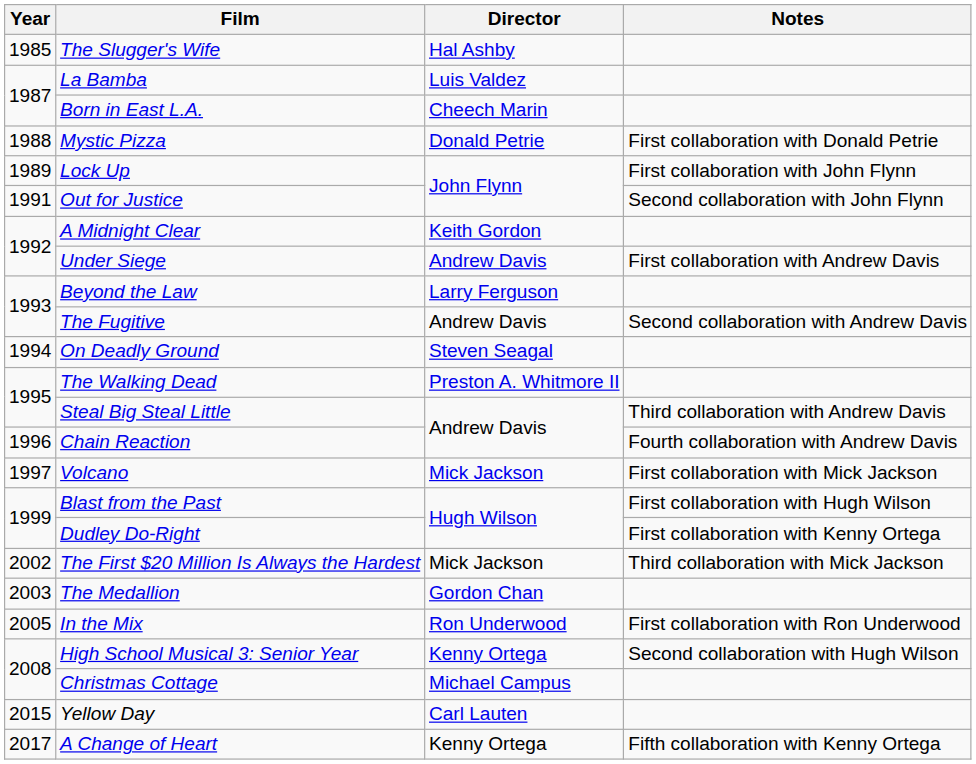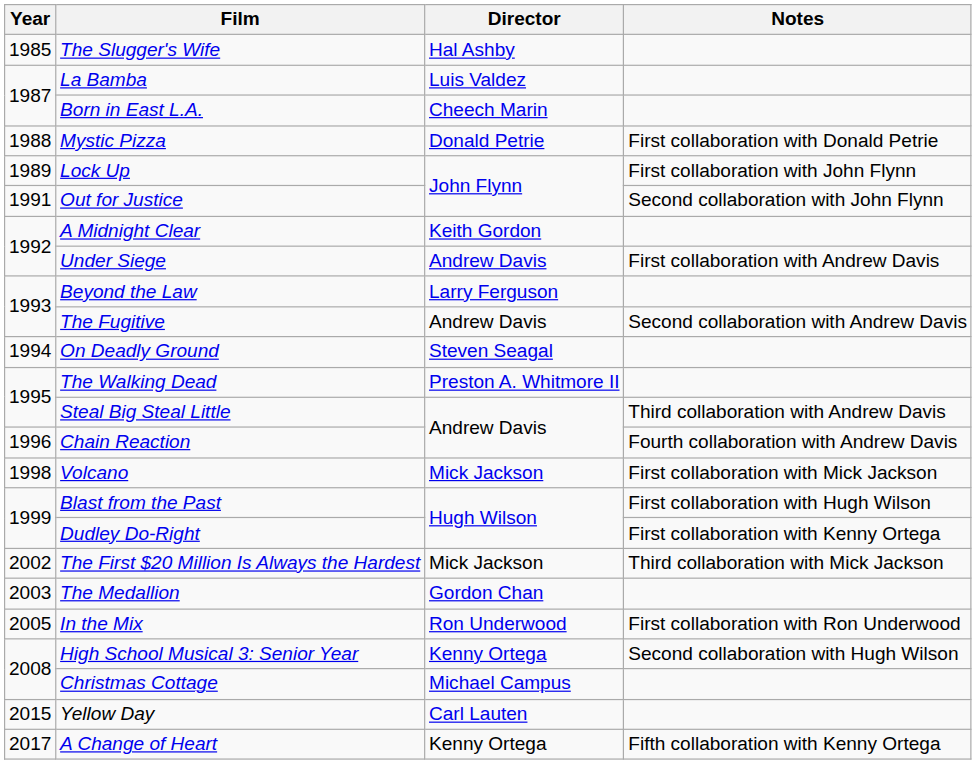(30, 472) 1997 -> (30, 472) 1998
